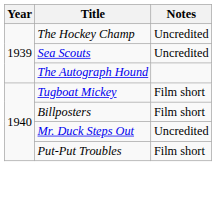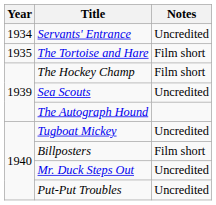+ row: (84, 33)
+ row: (93, 53)
(181, 33) Uncredited -> (180, 72) Film short
(179, 92) Film short -> (182, 131) Uncredited
(179, 151) Film short -> (182, 190) Uncredited
